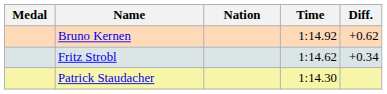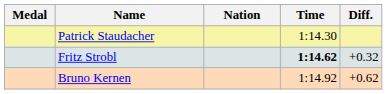rows swapped: (106, 78) <-> (94, 36)
(318, 57) normal -> (317, 57) bold
(364, 57) +0.34 -> (364, 57) +0.32
